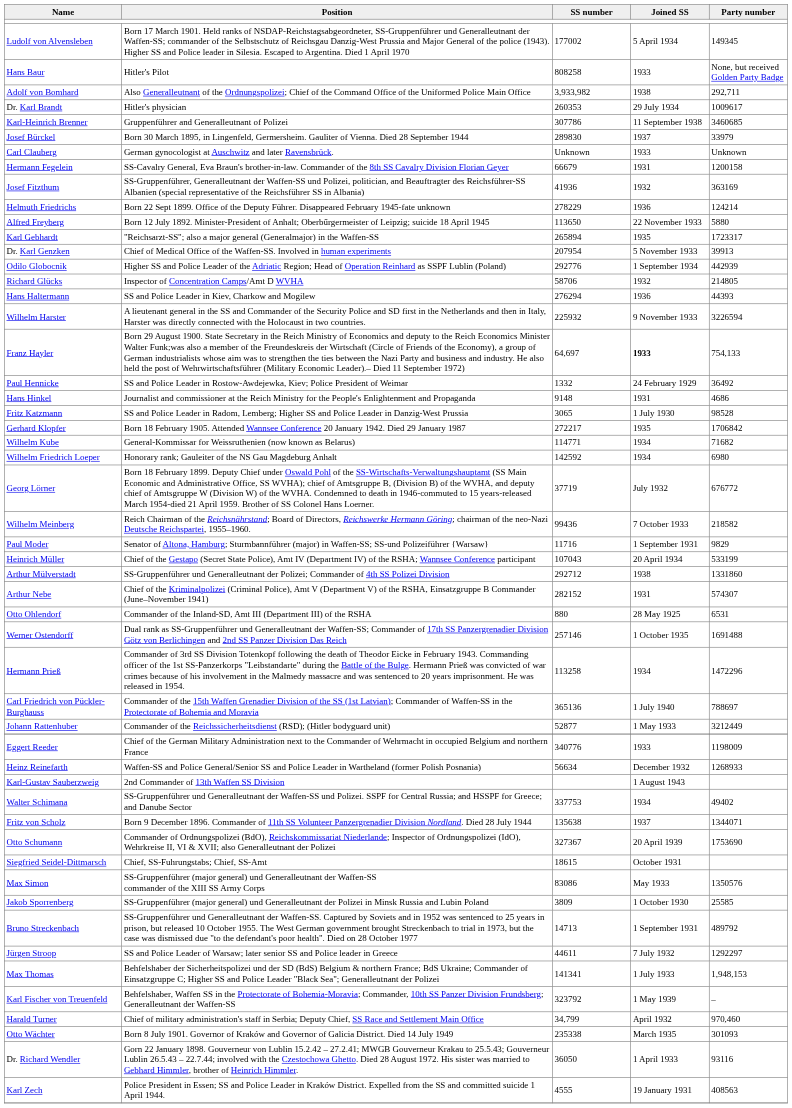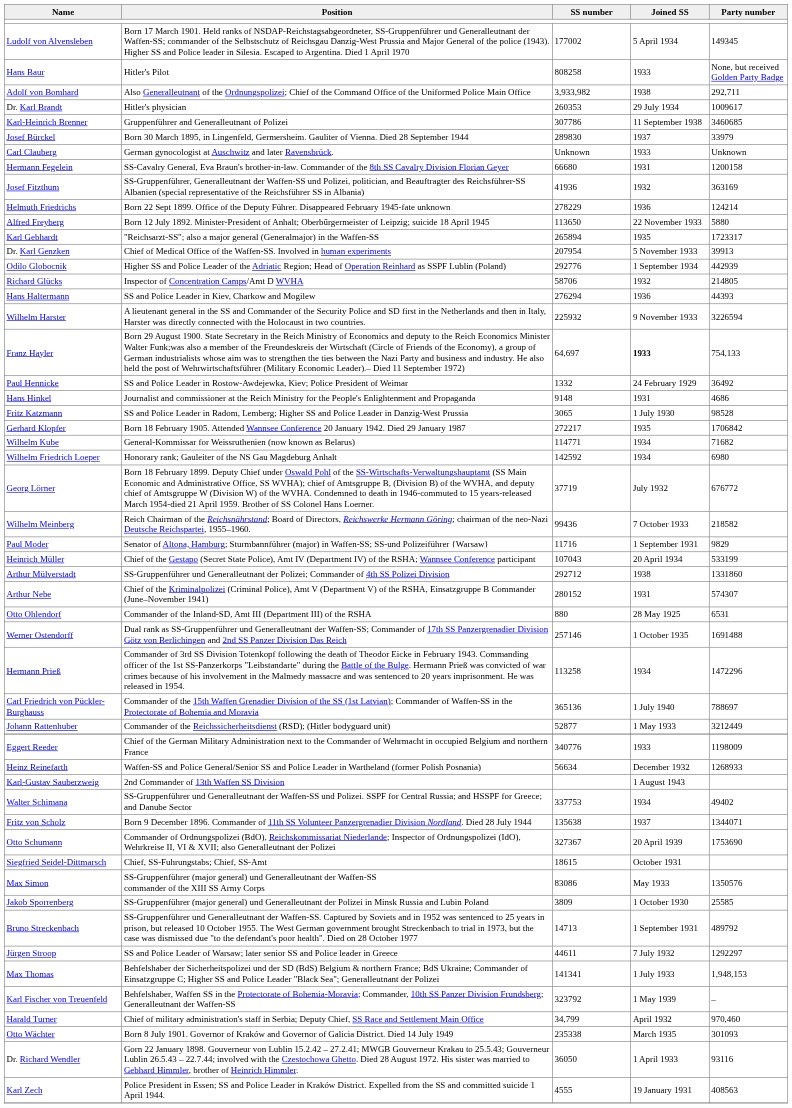(566, 166) 66679 -> (566, 166) 66680
(568, 594) 282152 -> (568, 594) 280152
